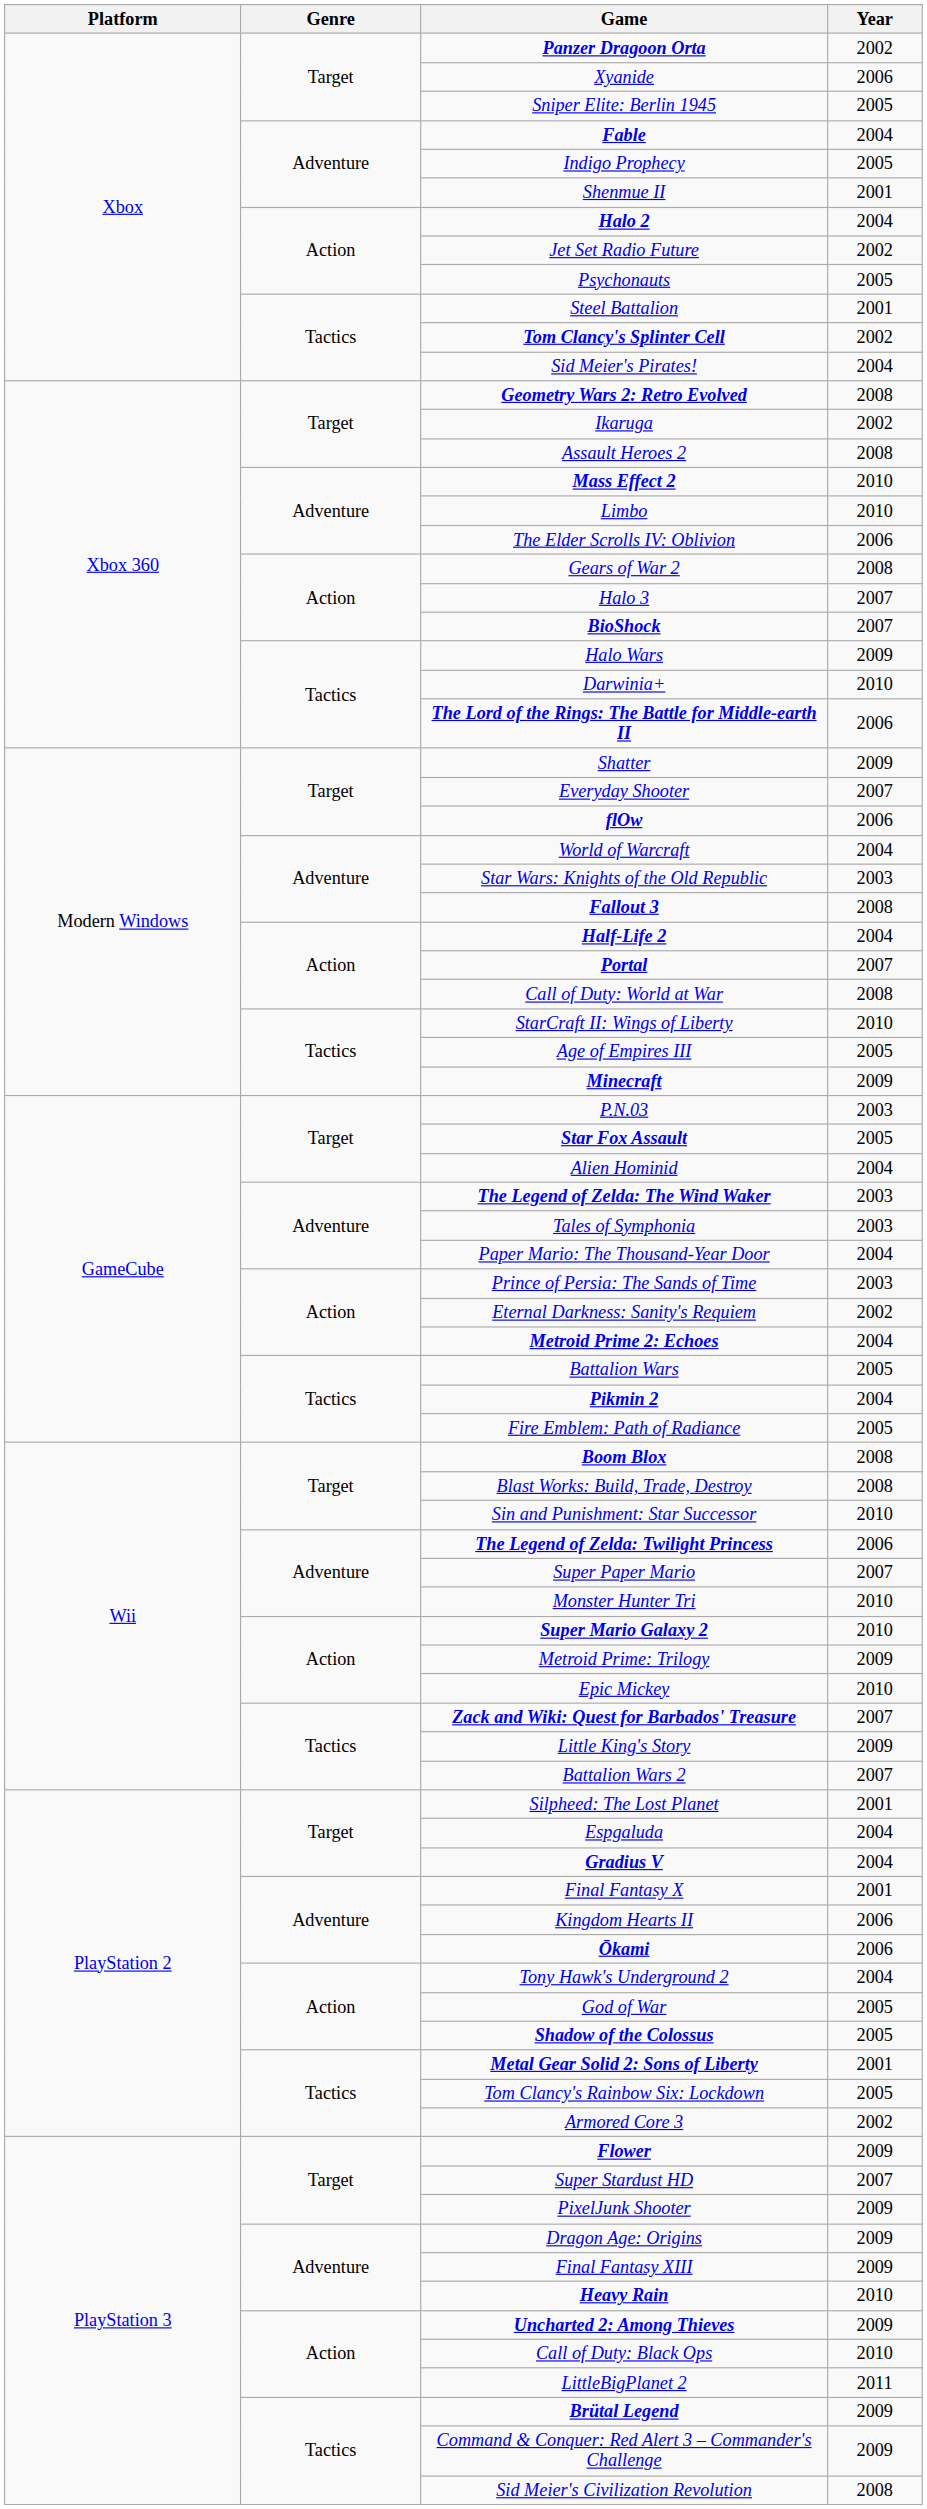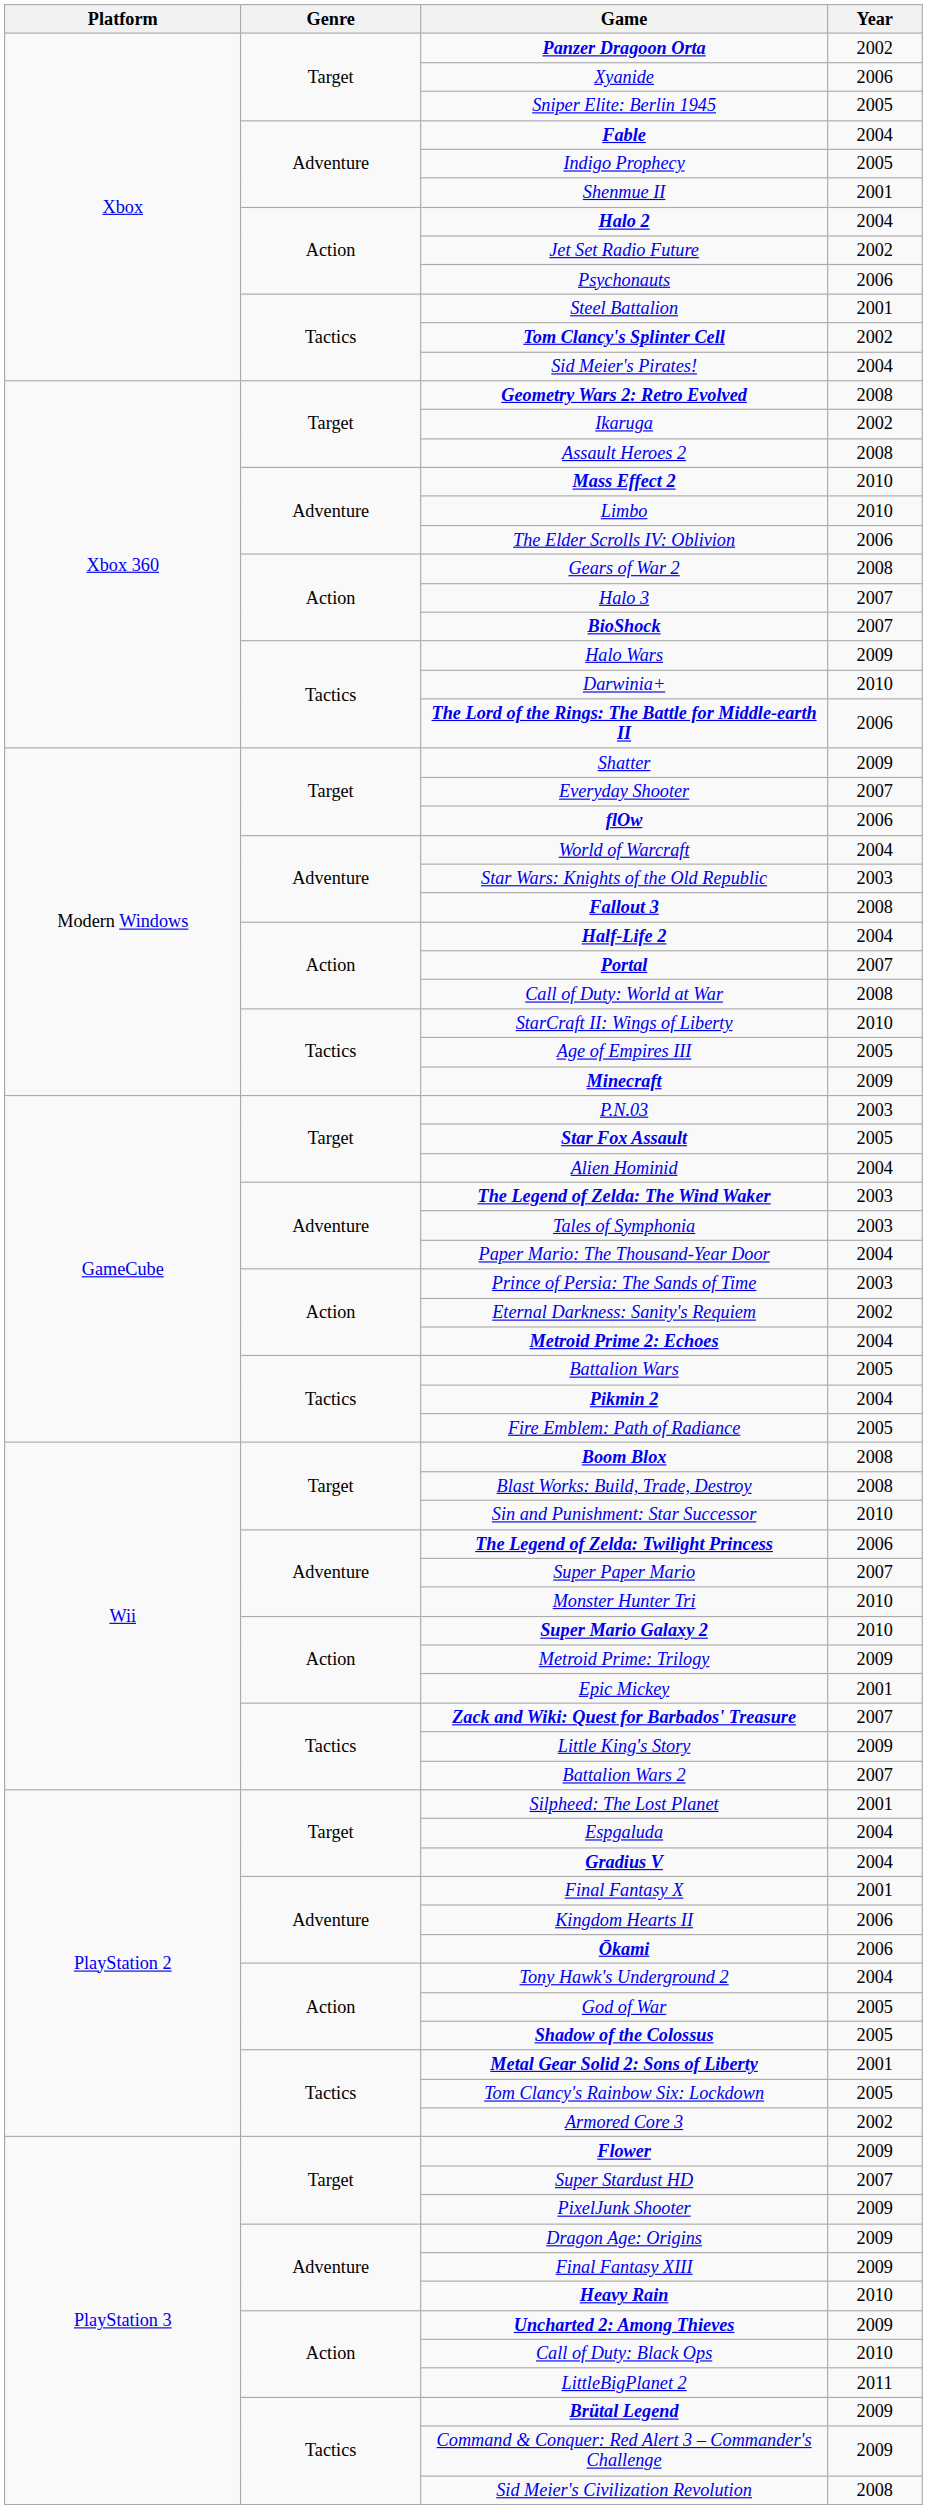(875, 279) 2005 -> (875, 279) 2006
(875, 1688) 2010 -> (875, 1688) 2001
